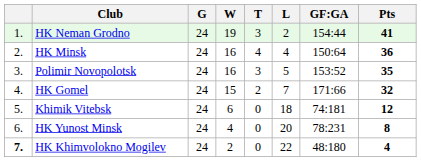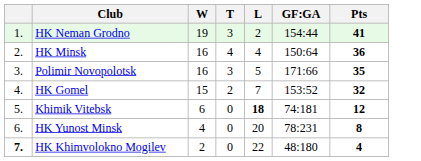- column: (202, 14)
(329, 71) 153:52 -> (301, 71) 171:66
(329, 90) 171:66 -> (301, 90) 153:52
(286, 109) normal -> (258, 109) bold
